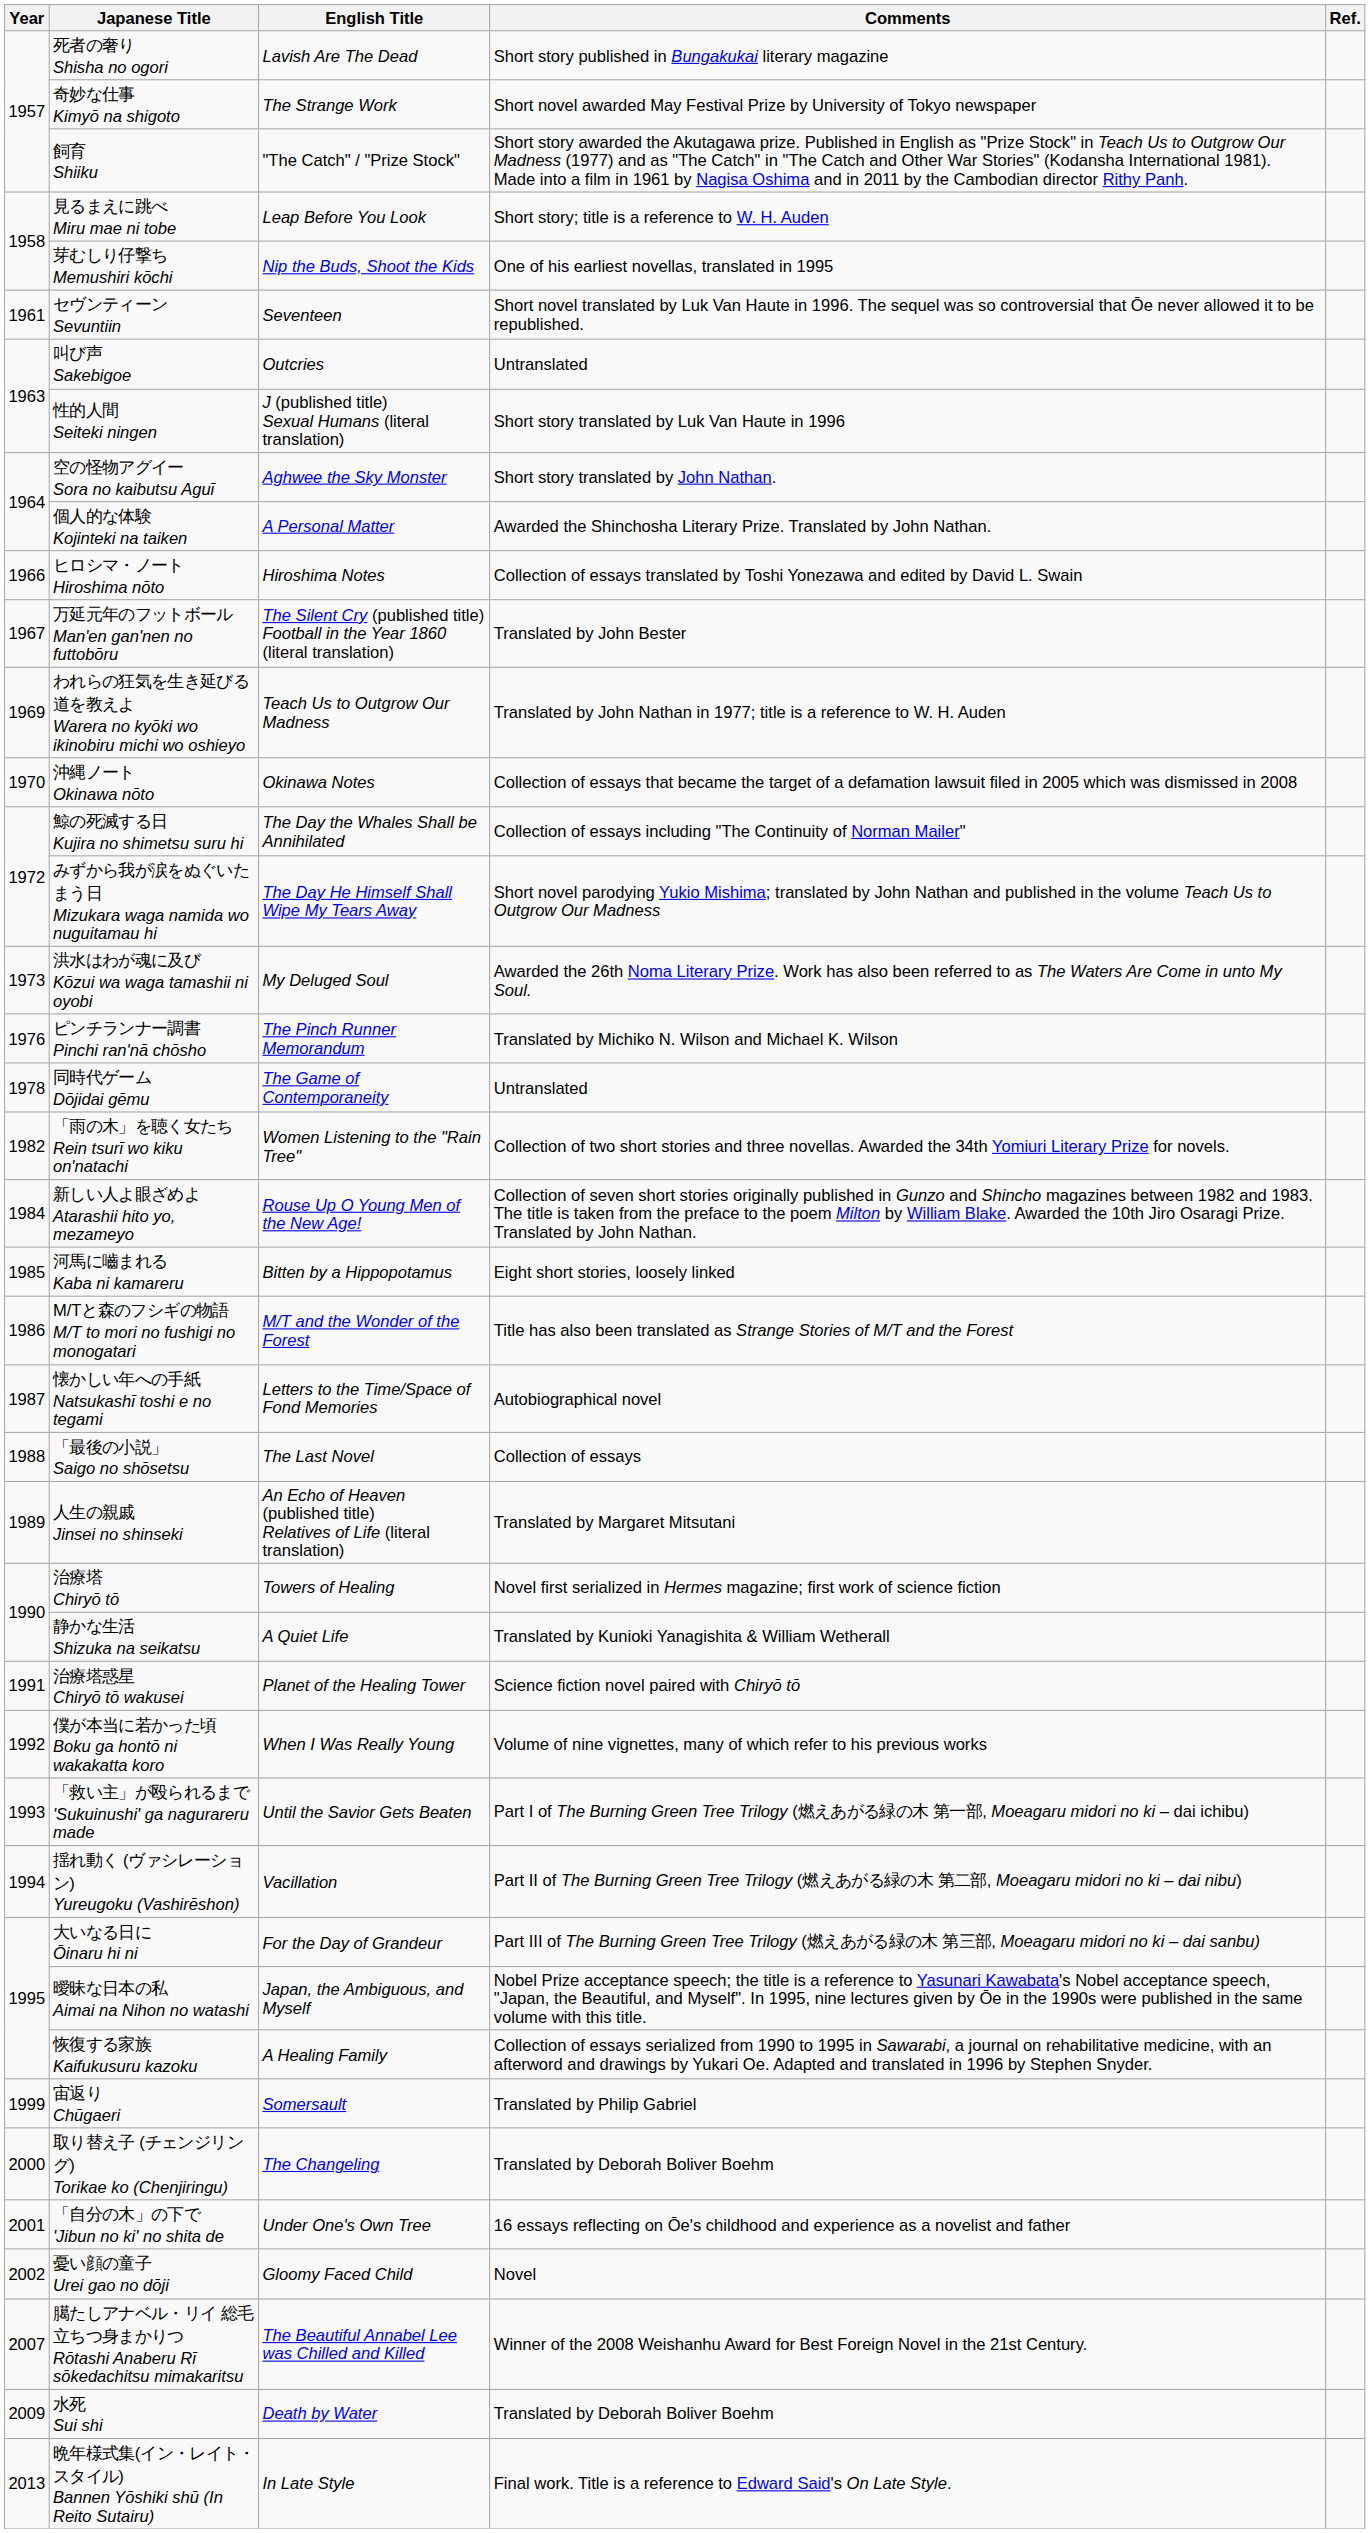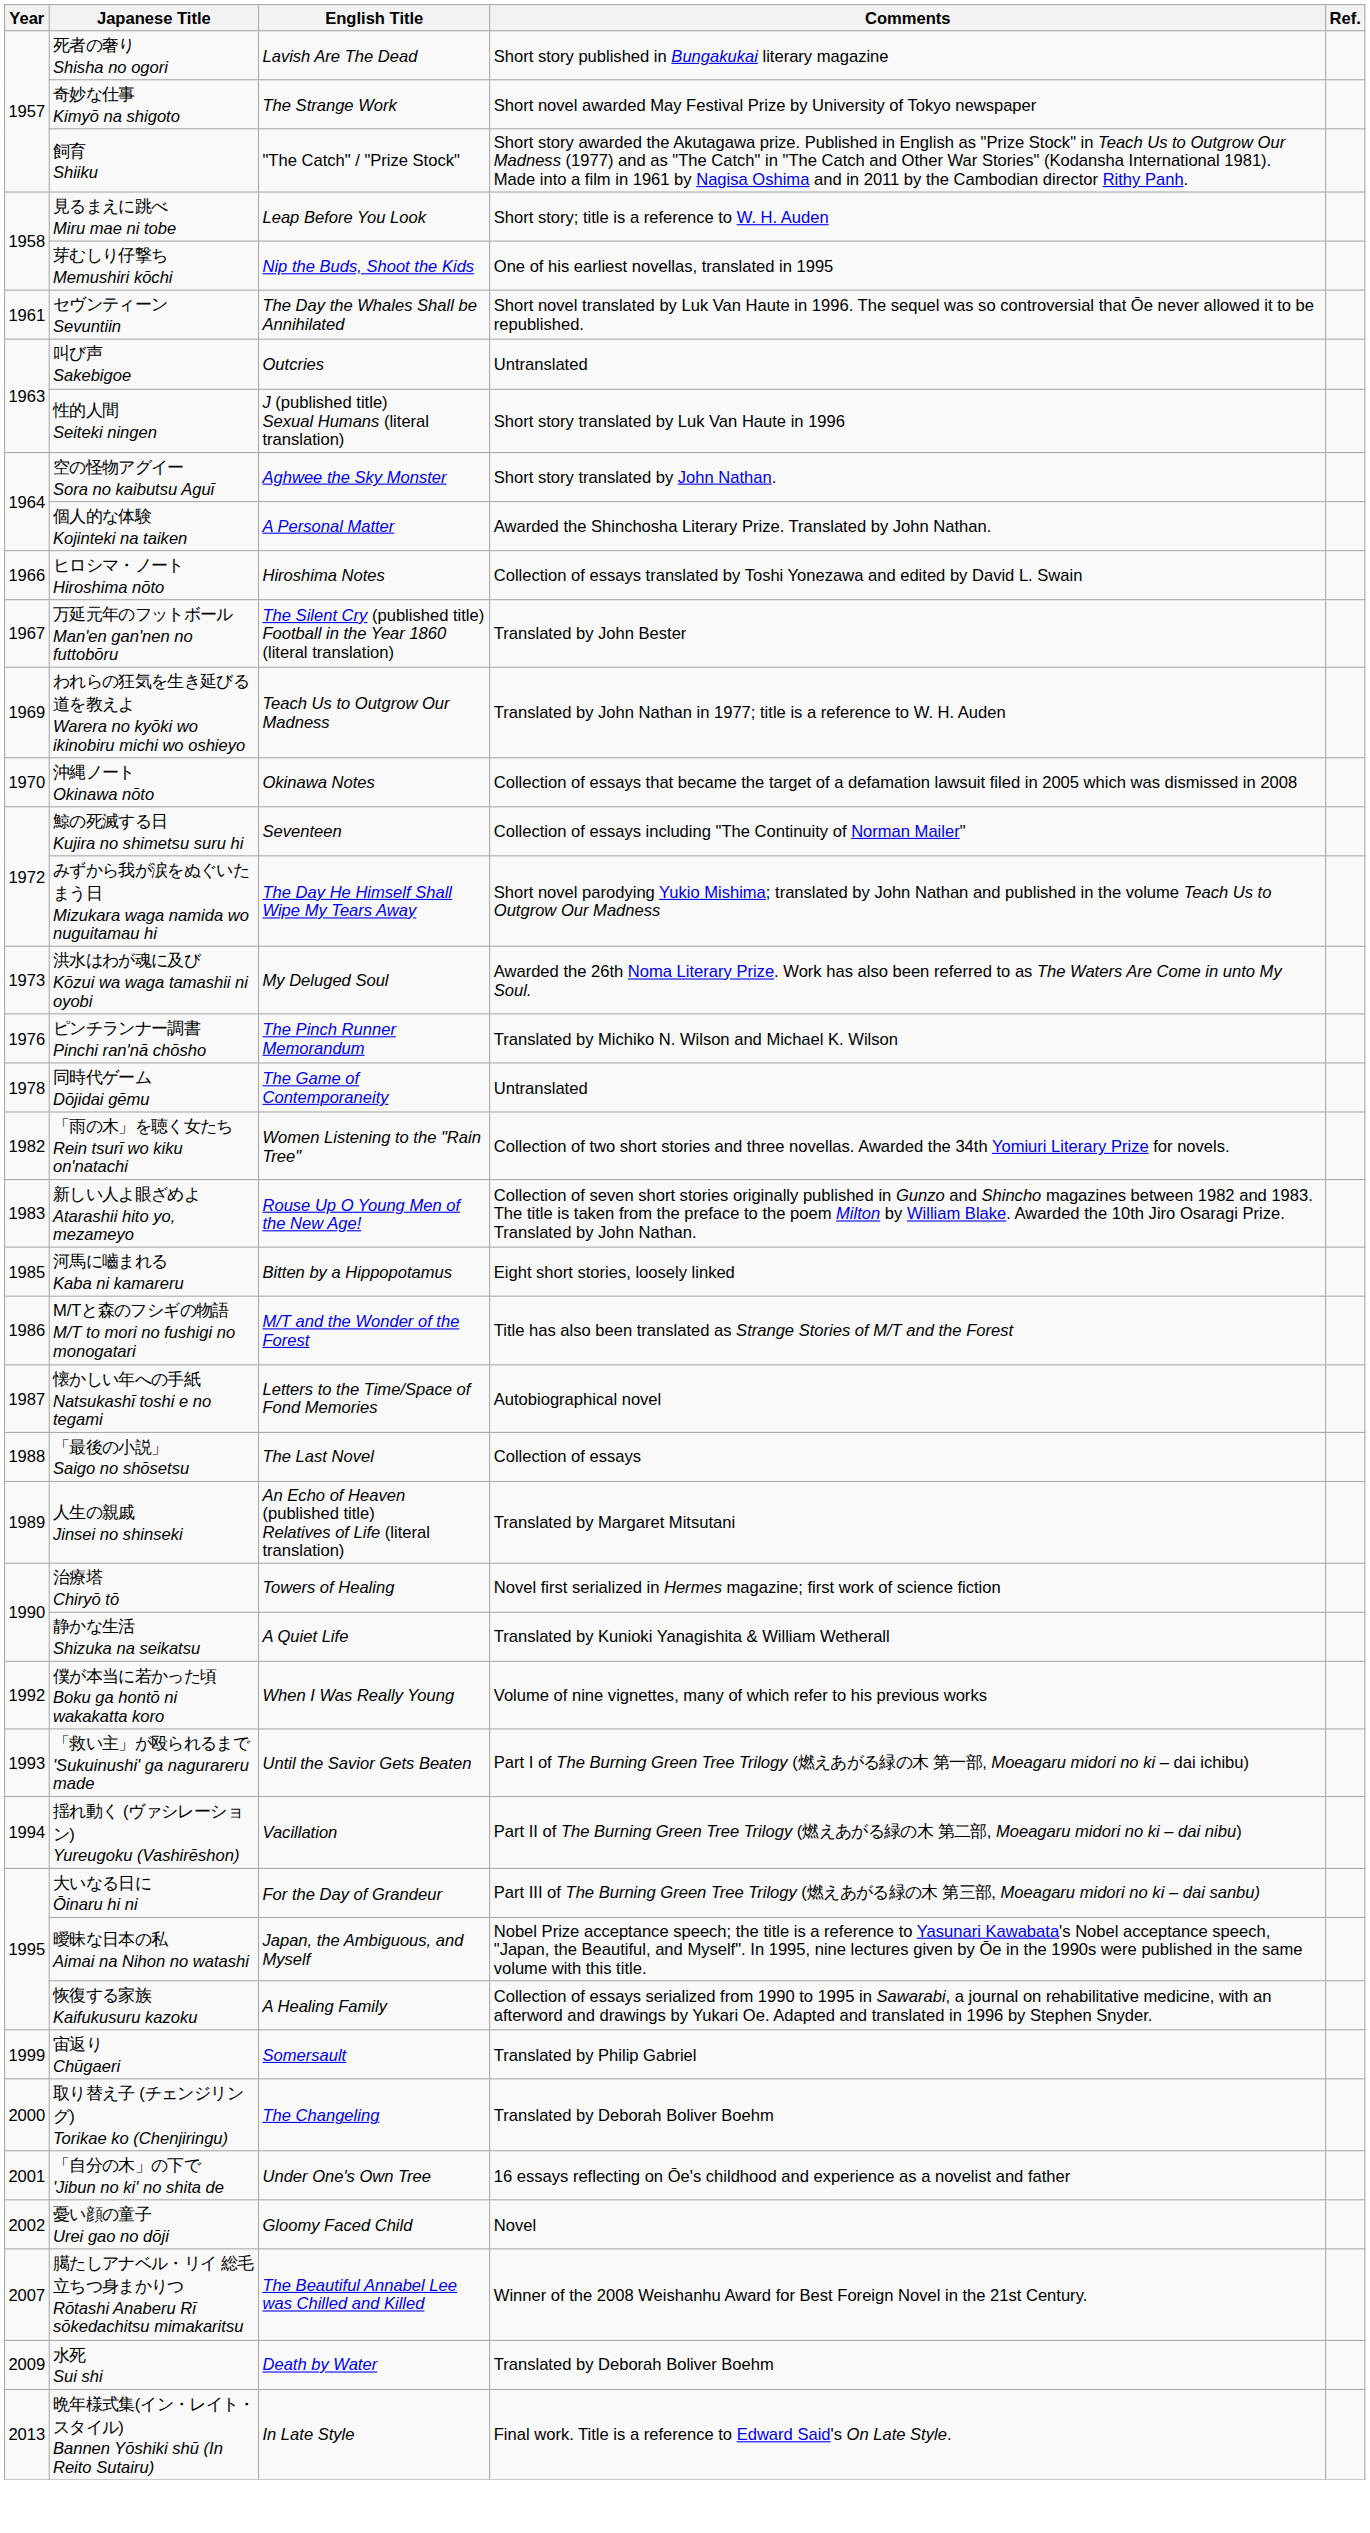(302, 315) Seventeen -> (370, 315) The Day the Whales Shall be Annihilated
(370, 831) The Day the Whales Shall be Annihilated -> (302, 831) Seventeen
(27, 1214) 1984 -> (27, 1214) 1983
- row: (118, 1686)
